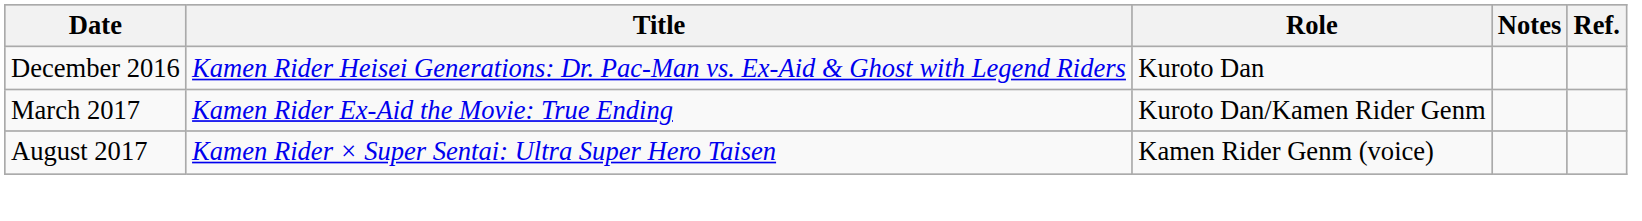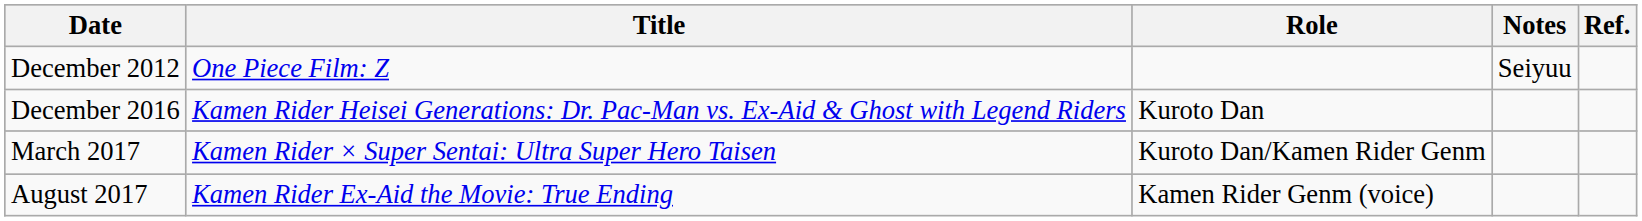+ row: (95, 67)
(433, 109) Kamen Rider Ex-Aid the Movie: True Ending -> (484, 151) Kamen Rider × Super Sentai: Ultra Super Hero Taisen
(484, 151) Kamen Rider × Super Sentai: Ultra Super Hero Taisen -> (433, 194) Kamen Rider Ex-Aid the Movie: True Ending
